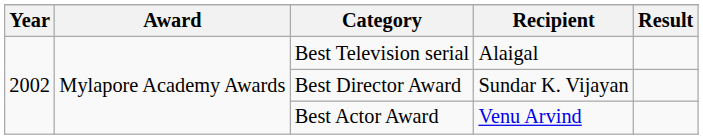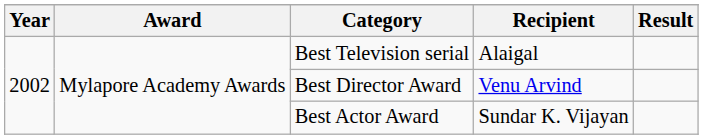(554, 85) Sundar K. Vijayan -> (530, 85) Venu Arvind
(530, 117) Venu Arvind -> (554, 117) Sundar K. Vijayan
